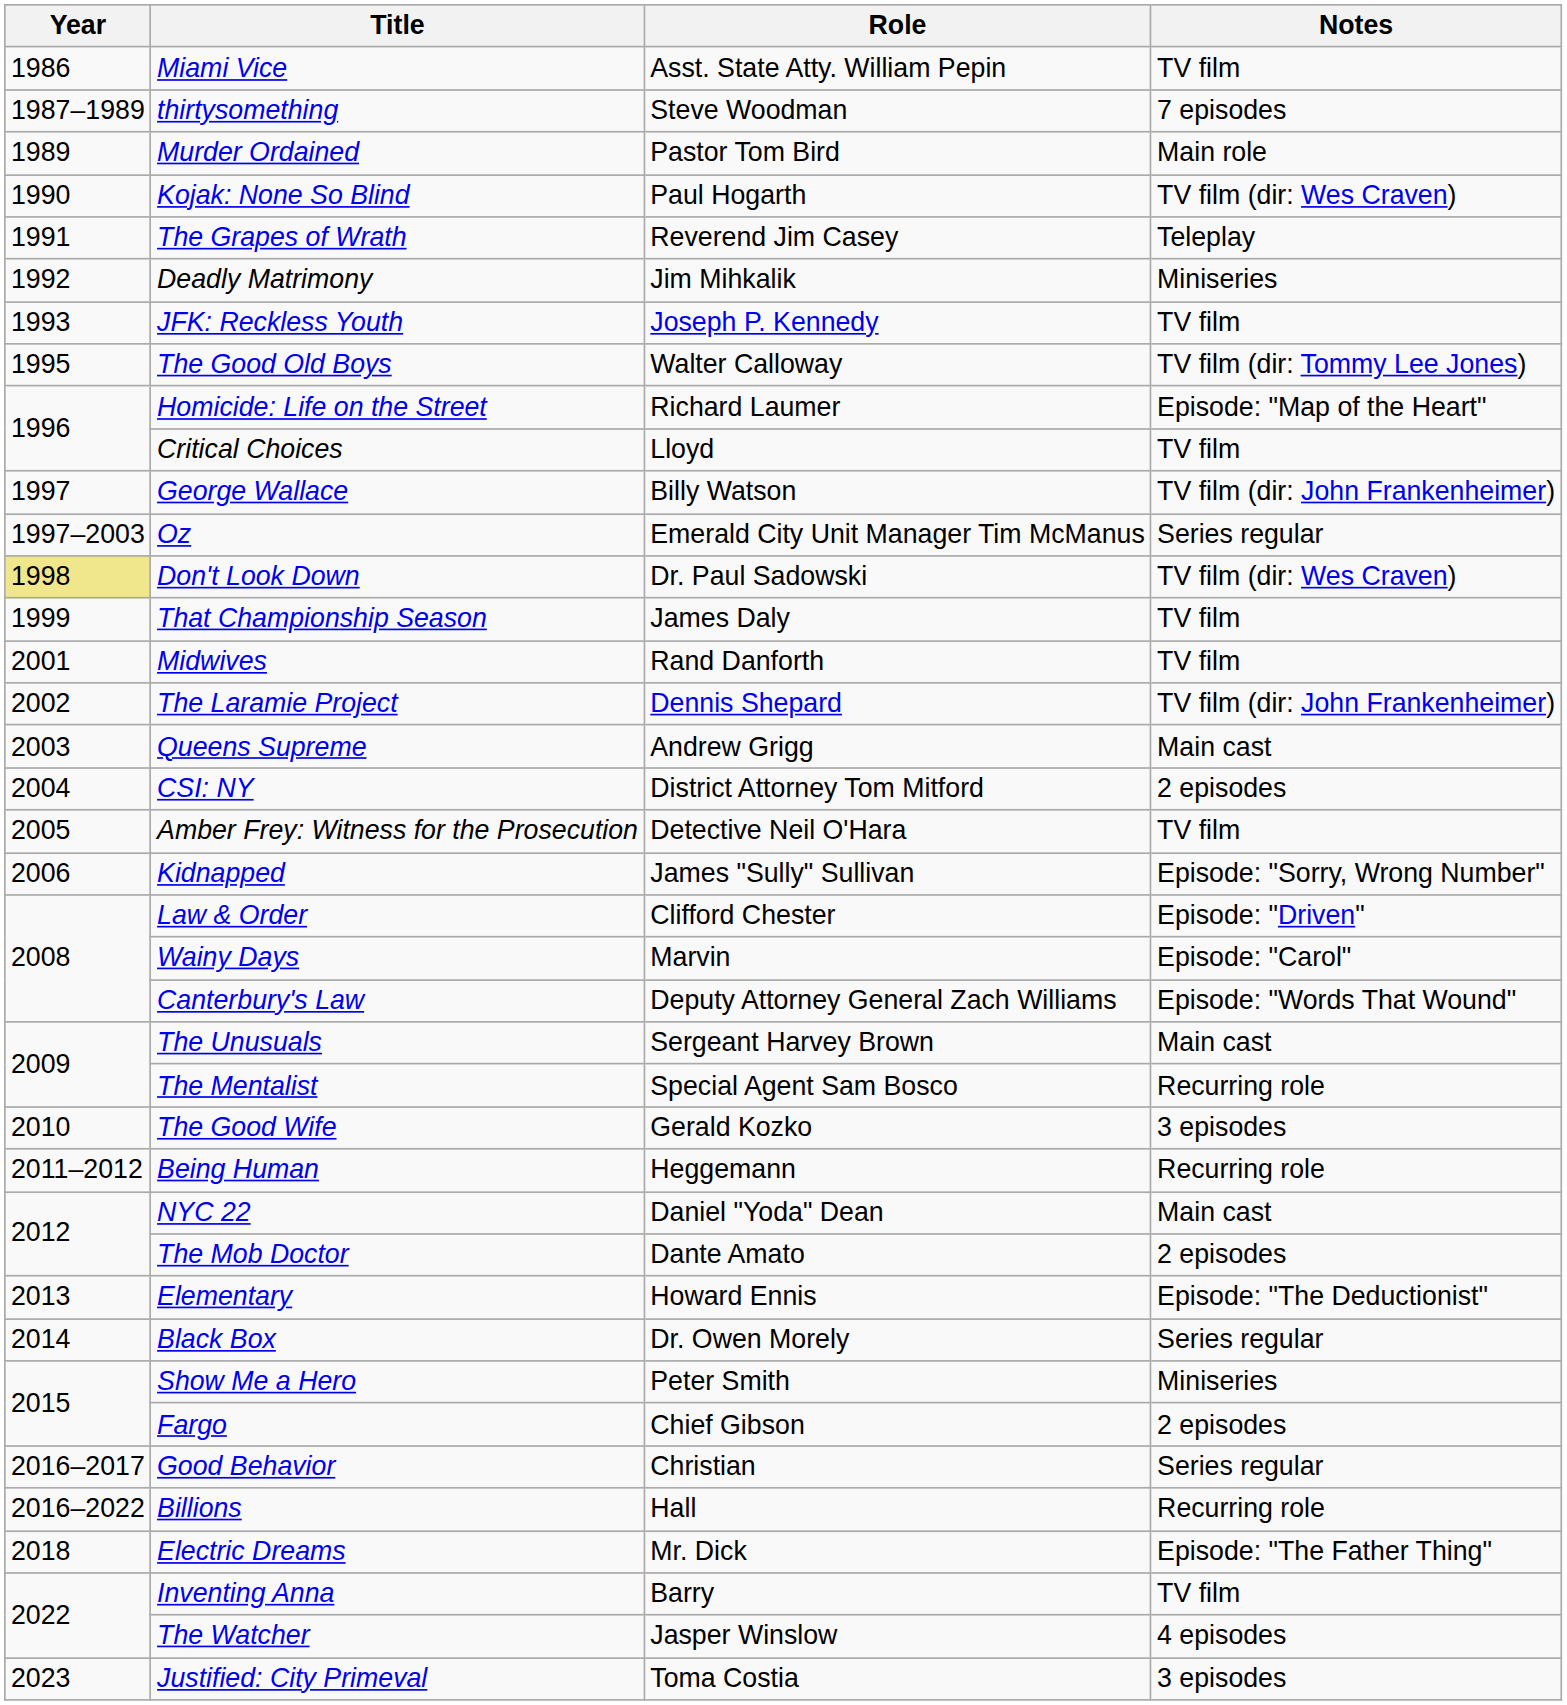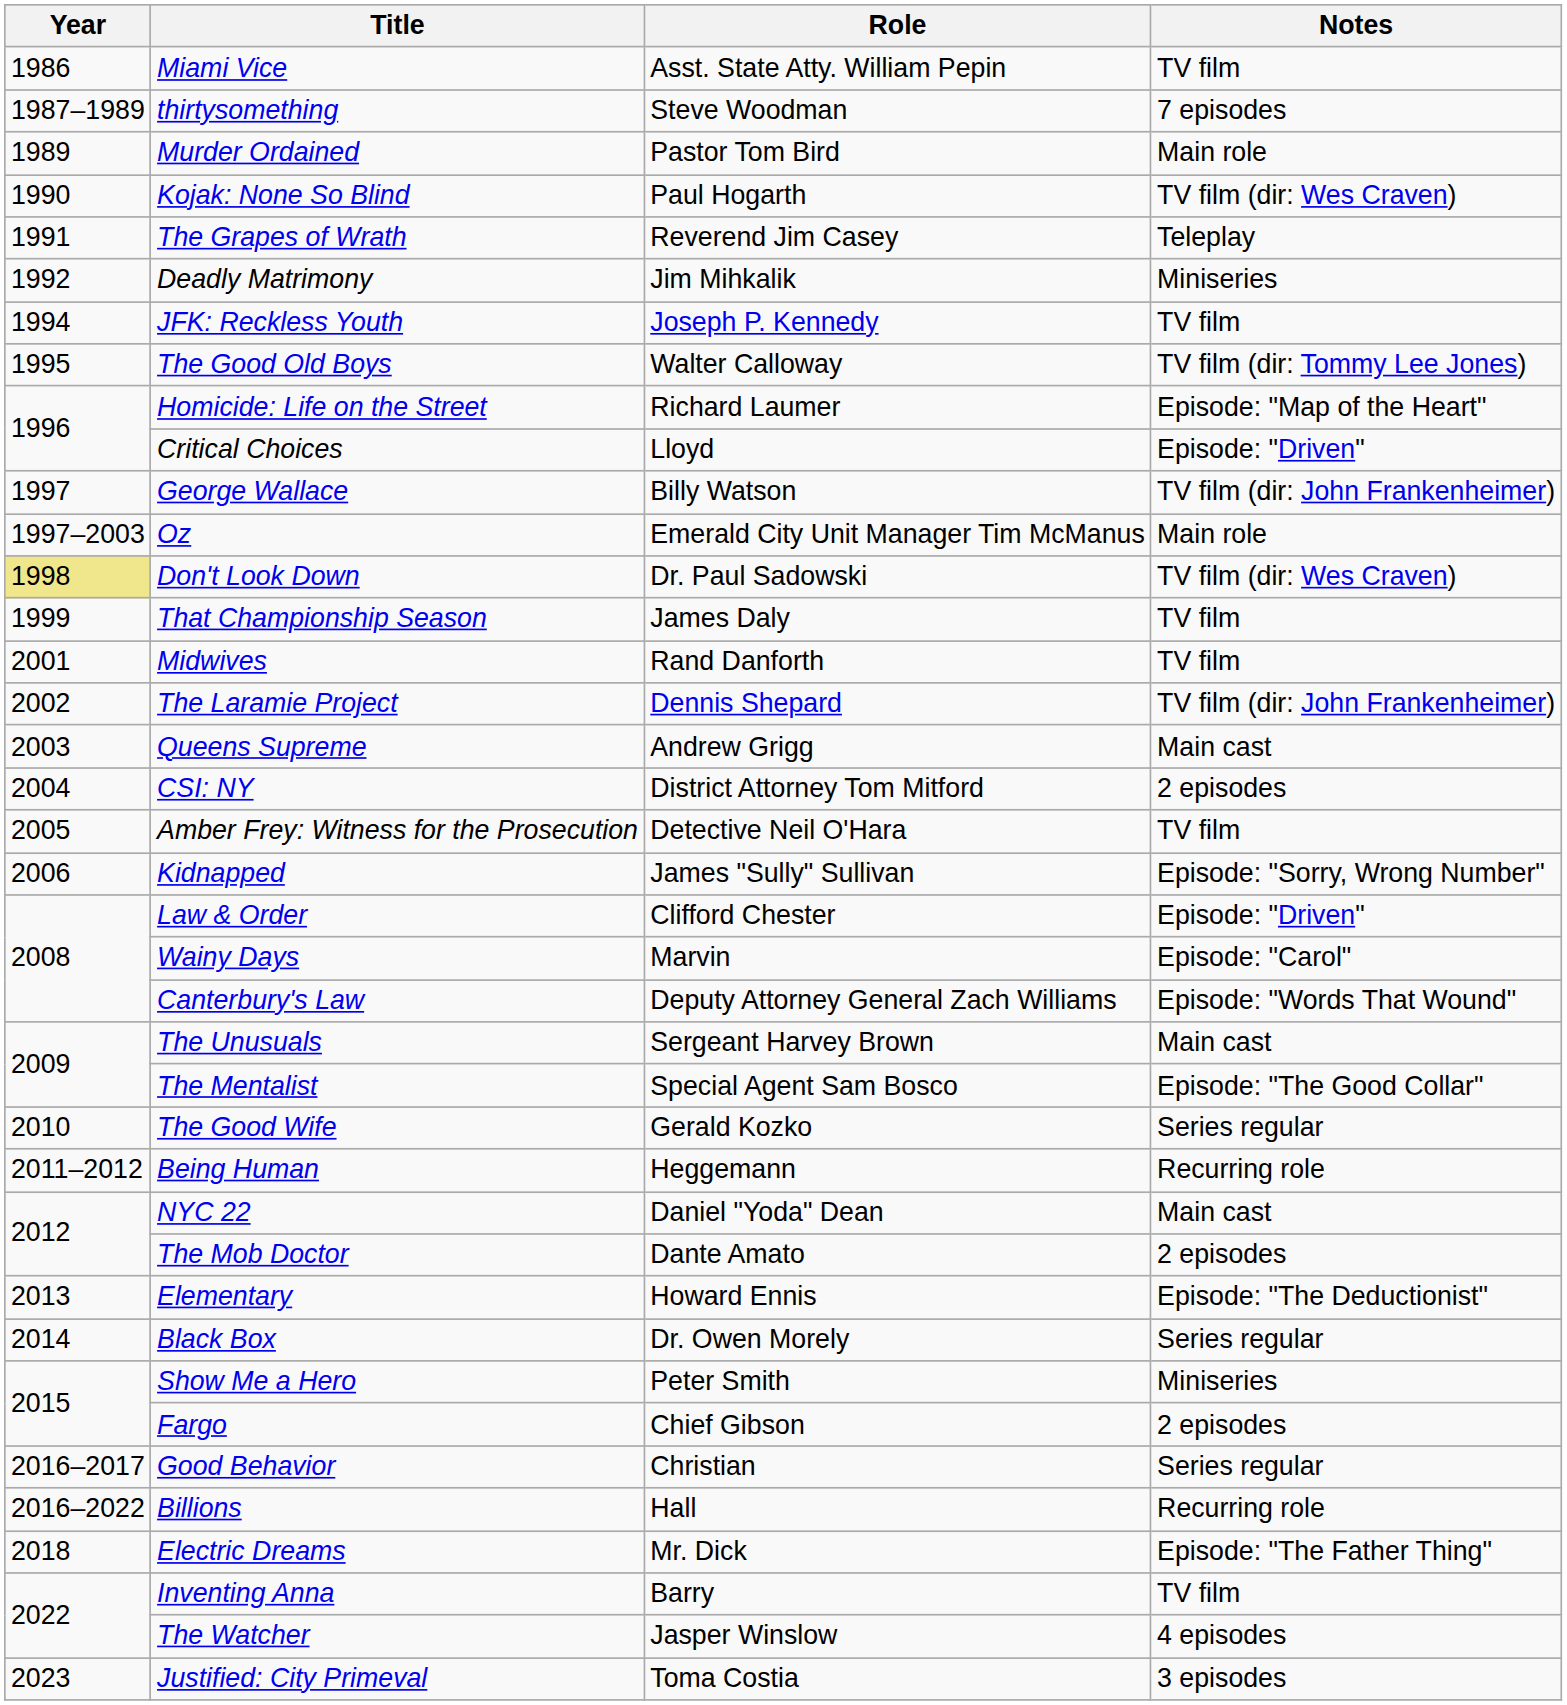(41, 322) 1993 -> (41, 322) 1994
(1199, 449) TV film -> (1261, 449) Episode: "Driven"
(1240, 534) Series regular -> (1212, 534) Main role
(1241, 1085) Recurring role -> (1320, 1085) Episode: "The Good Collar"
(1222, 1127) 3 episodes -> (1240, 1127) Series regular
